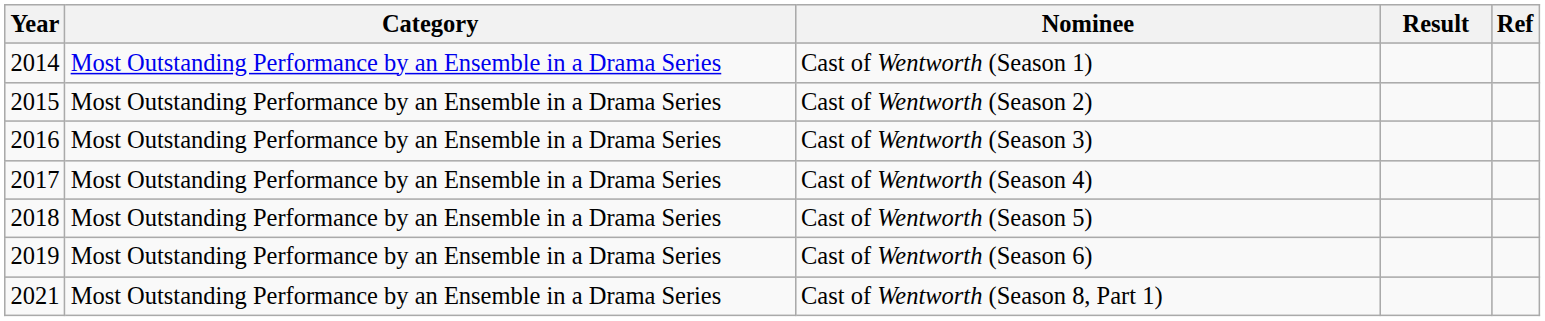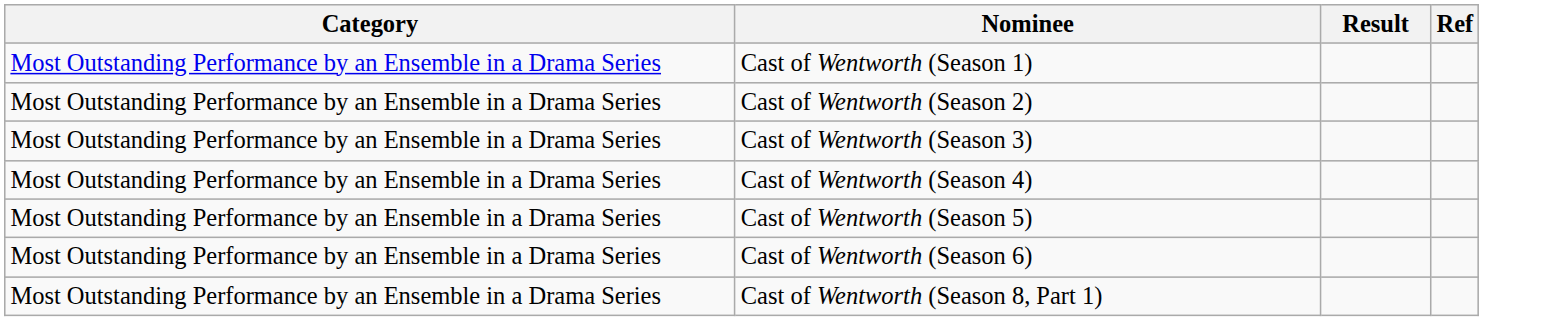- column: (35, 23)
